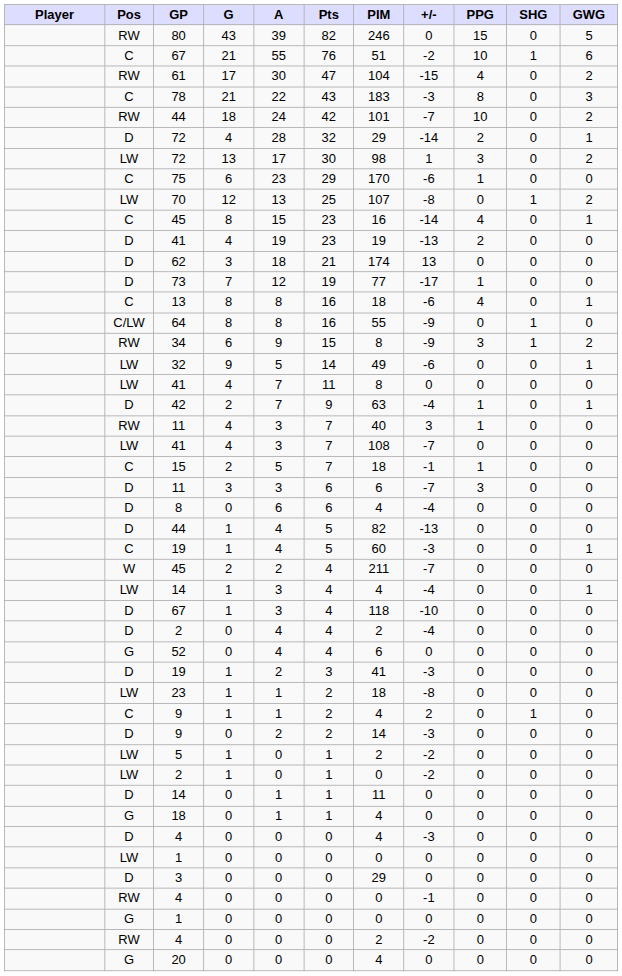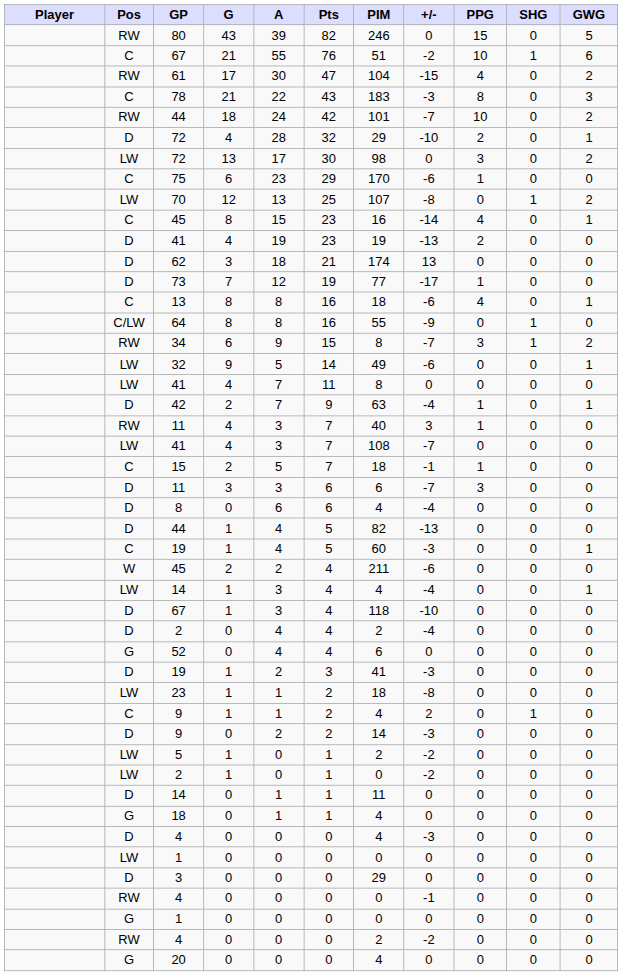(429, 138) -14 -> (429, 138) -10
(429, 158) 1 -> (429, 158) 0
(429, 343) -9 -> (429, 343) -7
(429, 569) -7 -> (429, 569) -6
